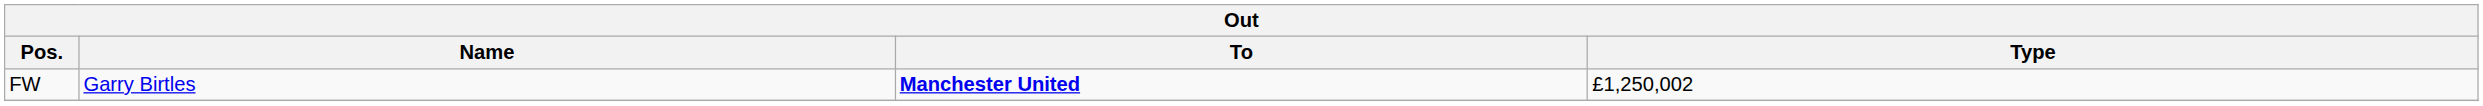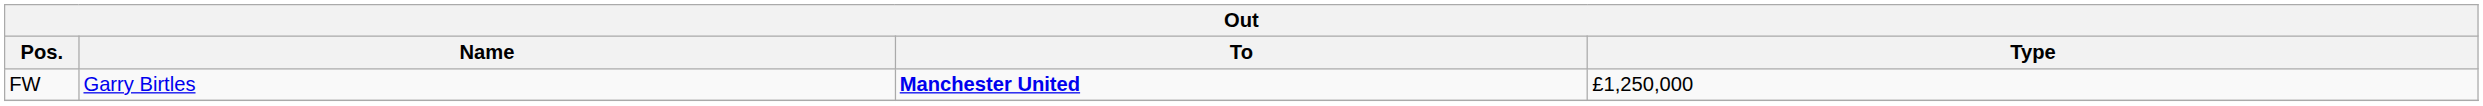(1643, 84) £1,250,002 -> (1643, 84) £1,250,000
